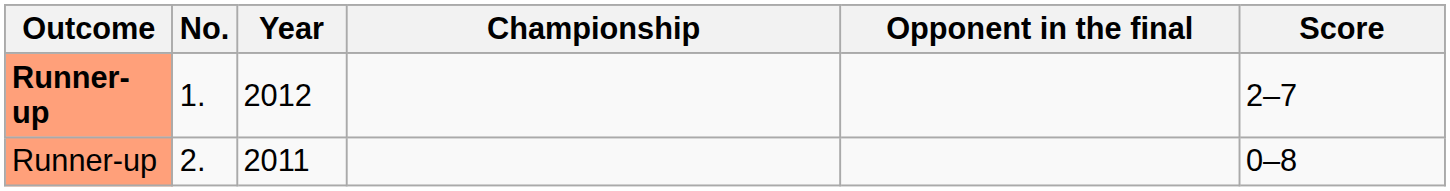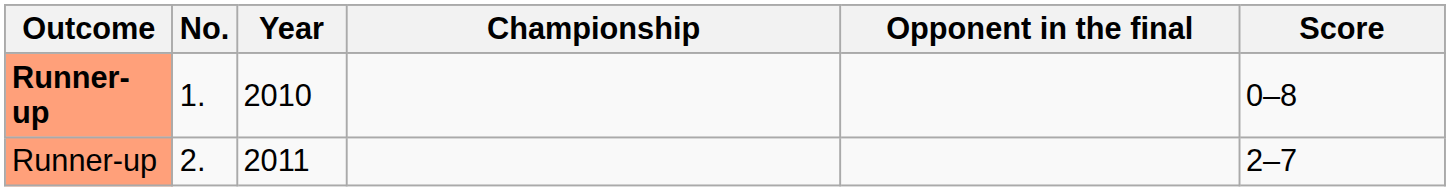(278, 94) 2012 -> (278, 94) 2010
(1272, 94) 2–7 -> (1272, 94) 0–8
(1272, 160) 0–8 -> (1272, 160) 2–7
